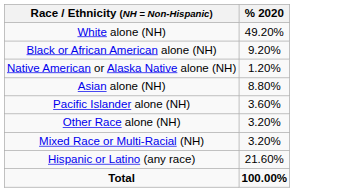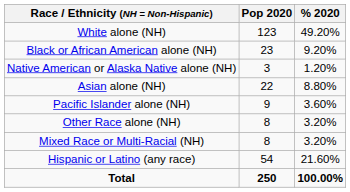+ column: (267, 13)
